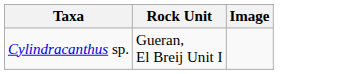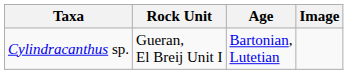+ column: (261, 16)
